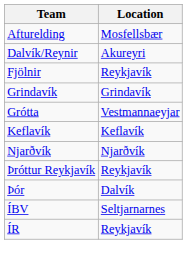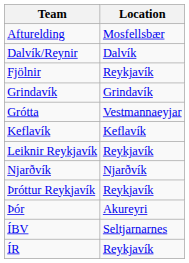(123, 53) Akureyri -> (120, 53) Dalvík
+ row: (52, 151)
(118, 190) Dalvík -> (125, 209) Akureyri
